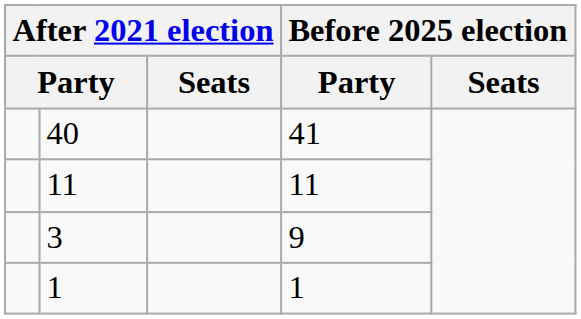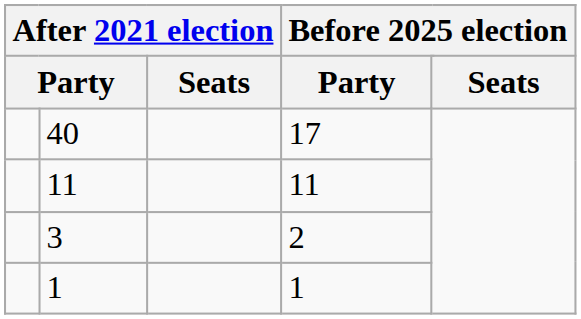(305, 133) 41 -> (305, 133) 17
(297, 236) 9 -> (297, 236) 2
